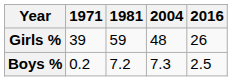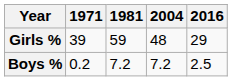(199, 40) 26 -> (199, 40) 29
(160, 64) 7.3 -> (160, 64) 7.2
